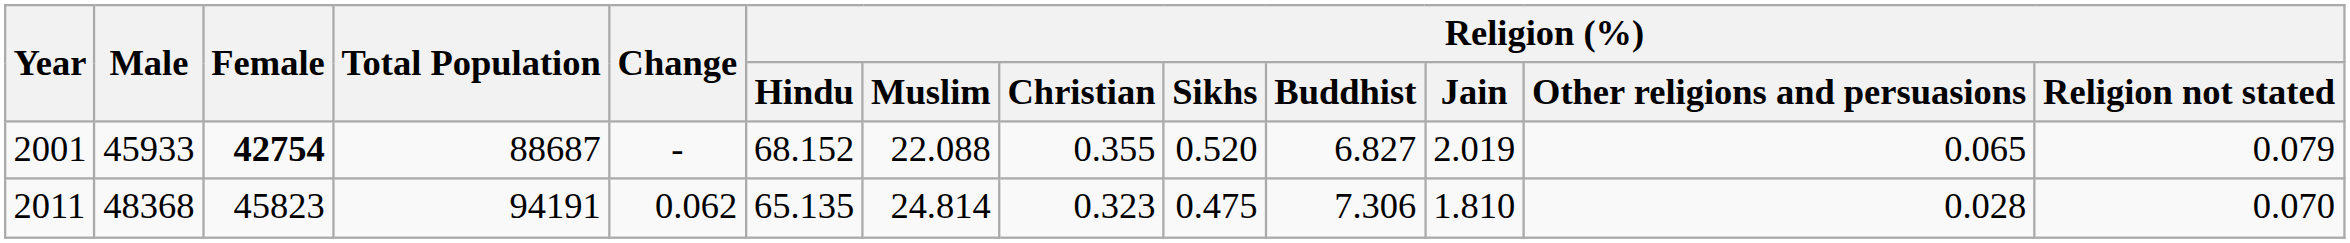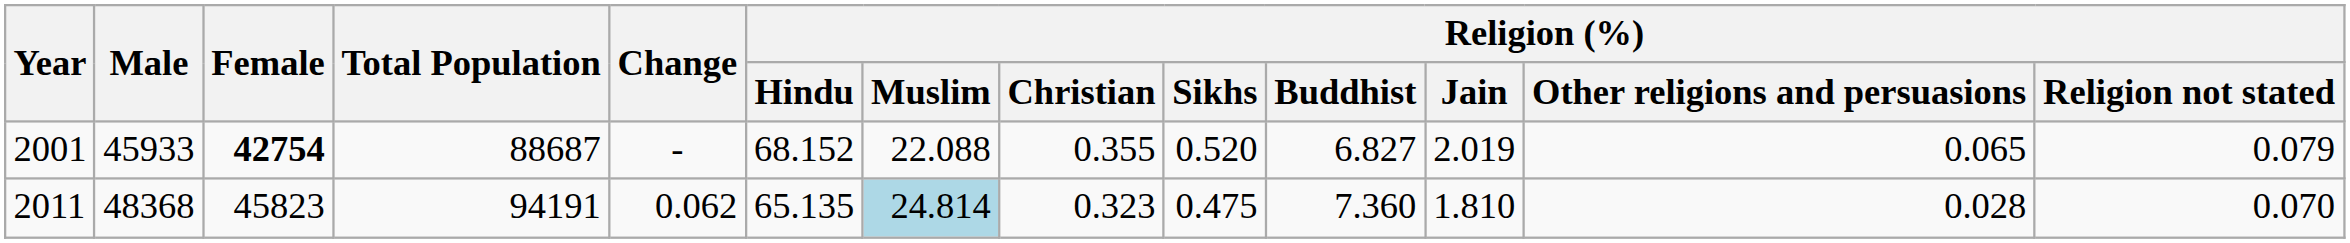(941, 206) no background -> (941, 206) lightblue background
(1375, 206) 7.306 -> (1375, 206) 7.360
